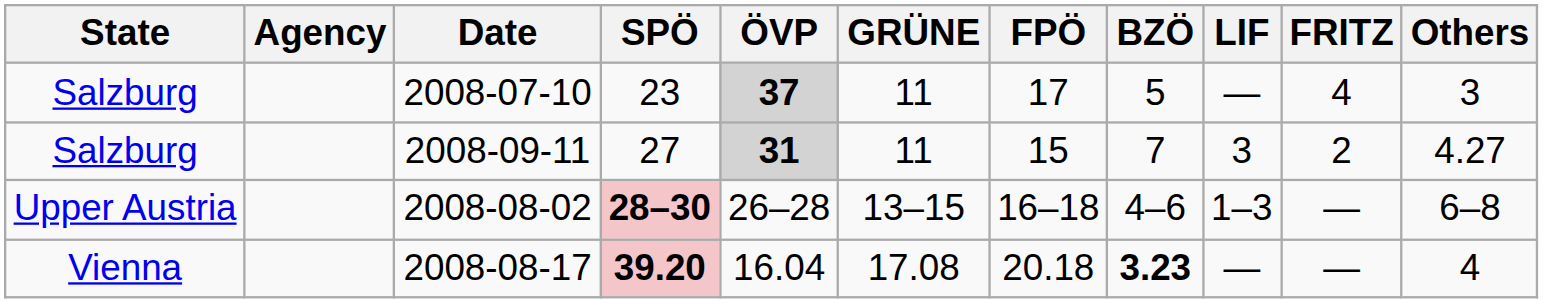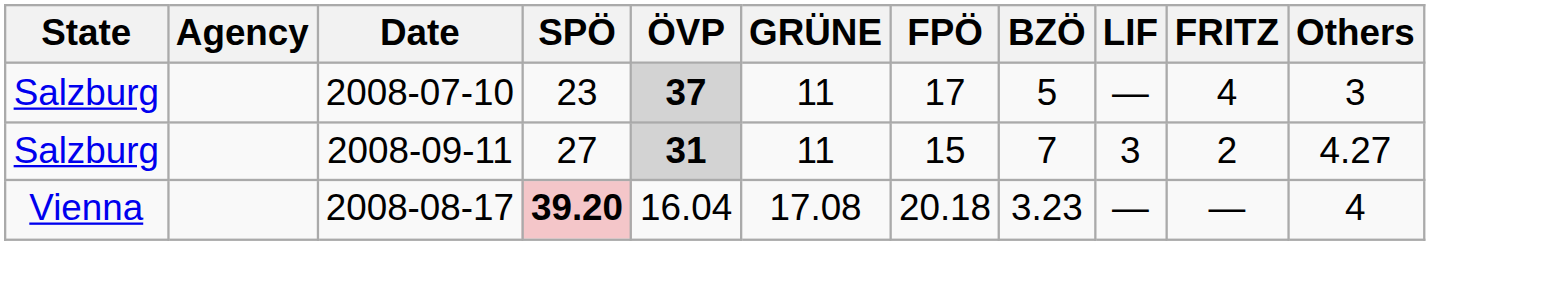- row: (498, 208)
(1155, 267) bold -> (1047, 208) normal
